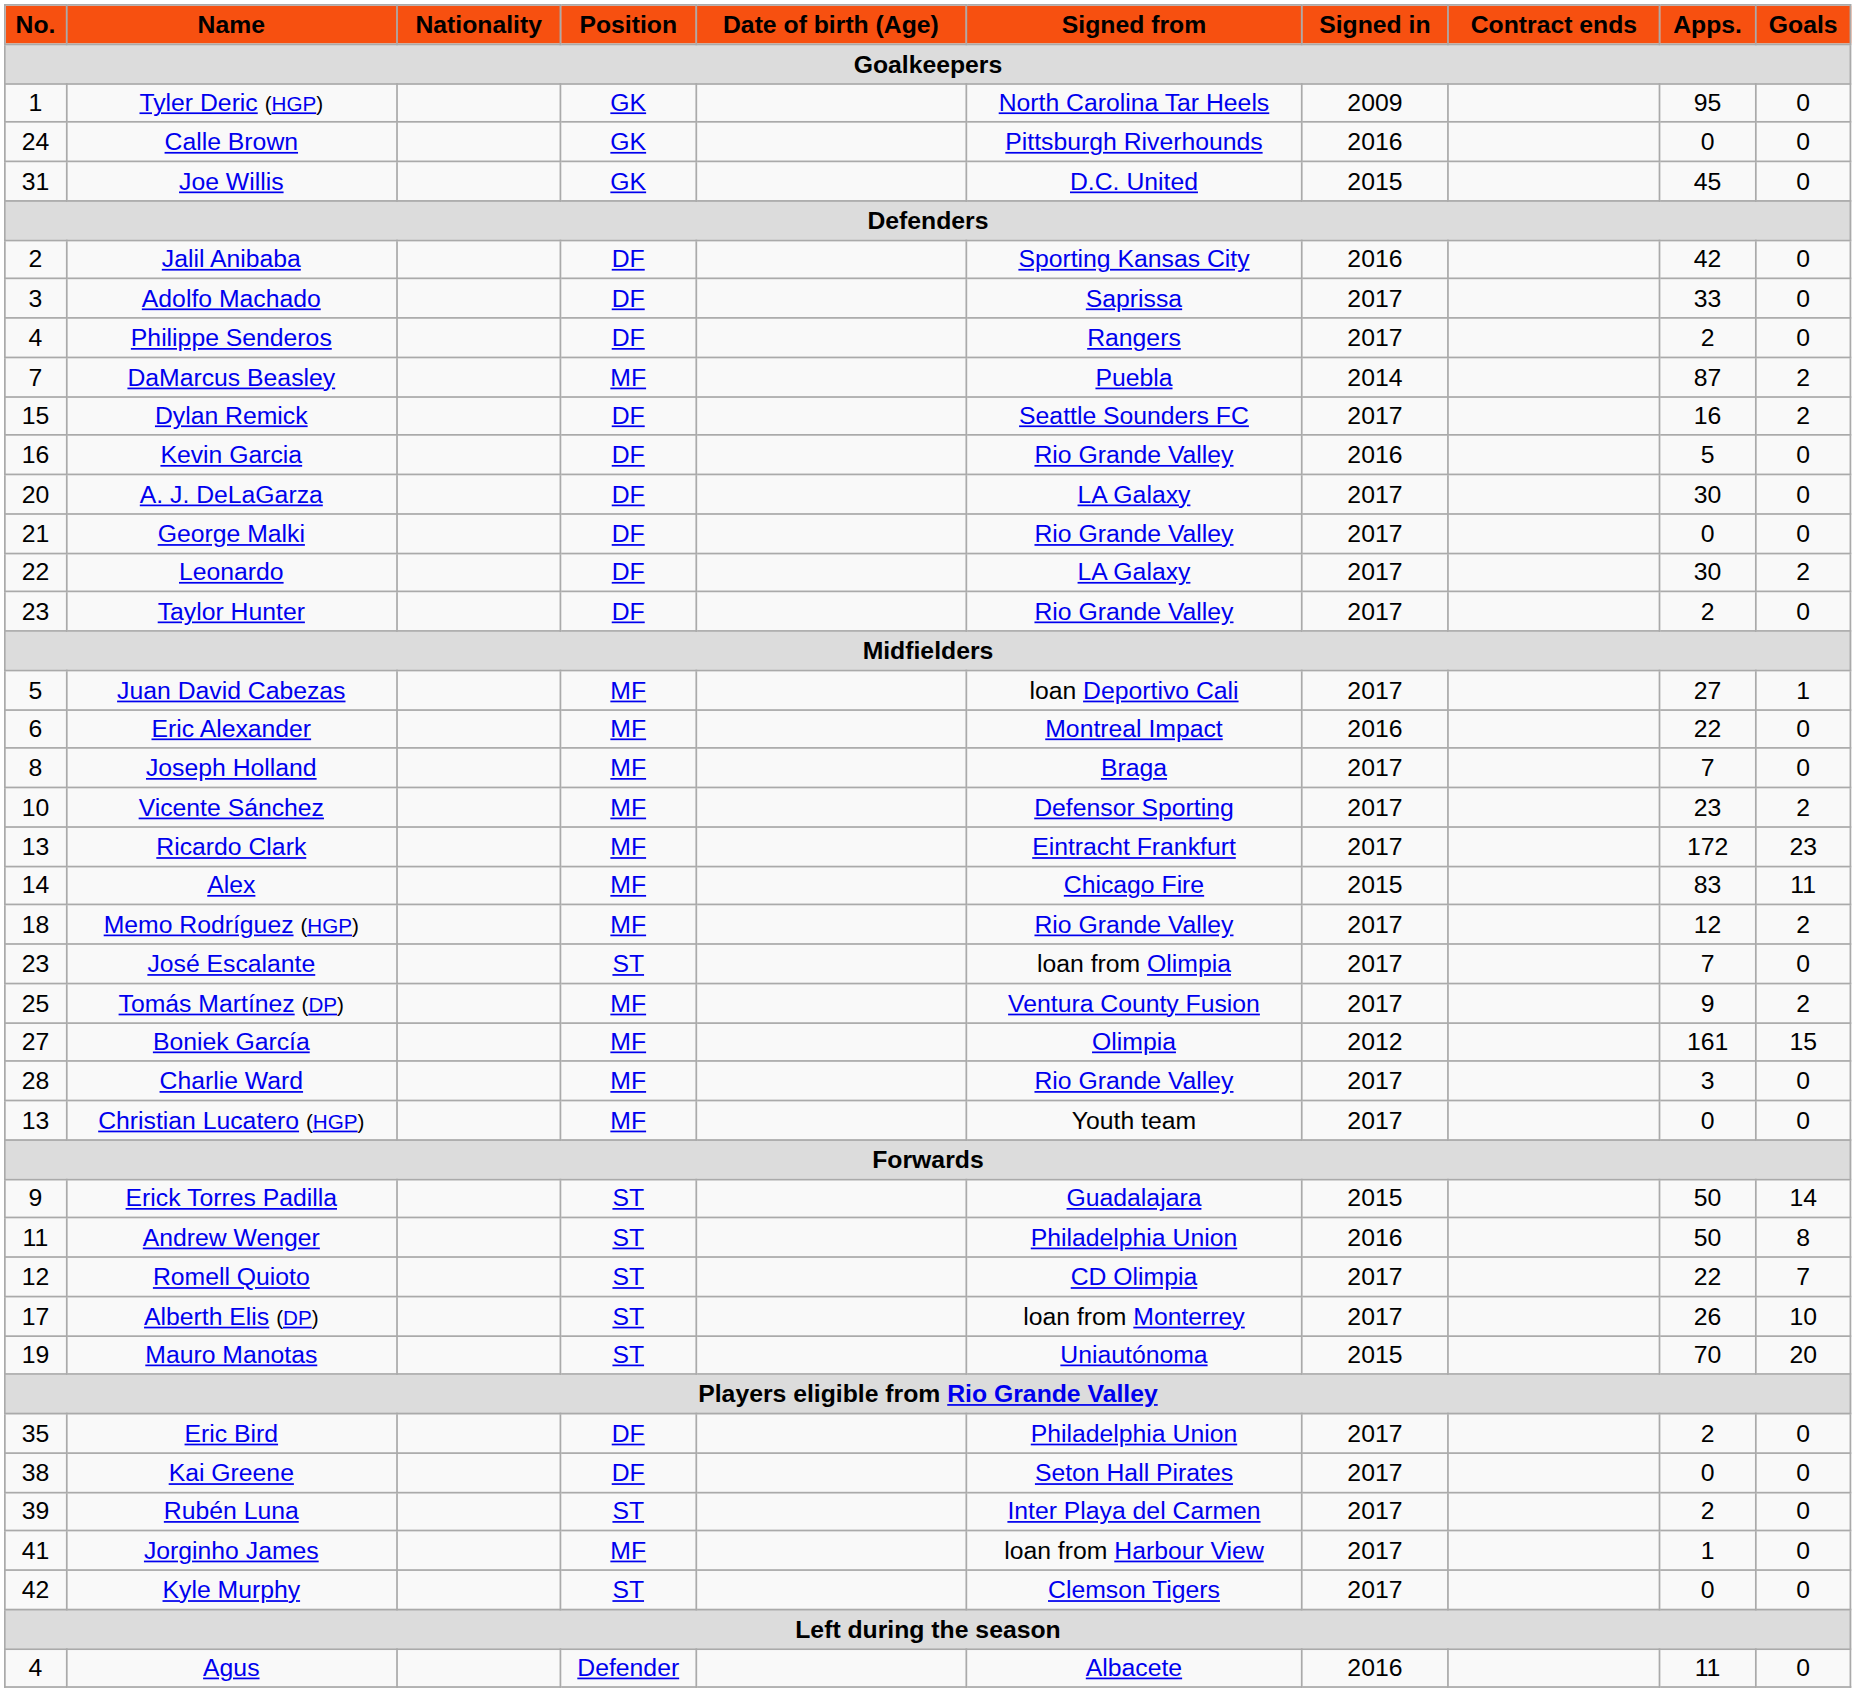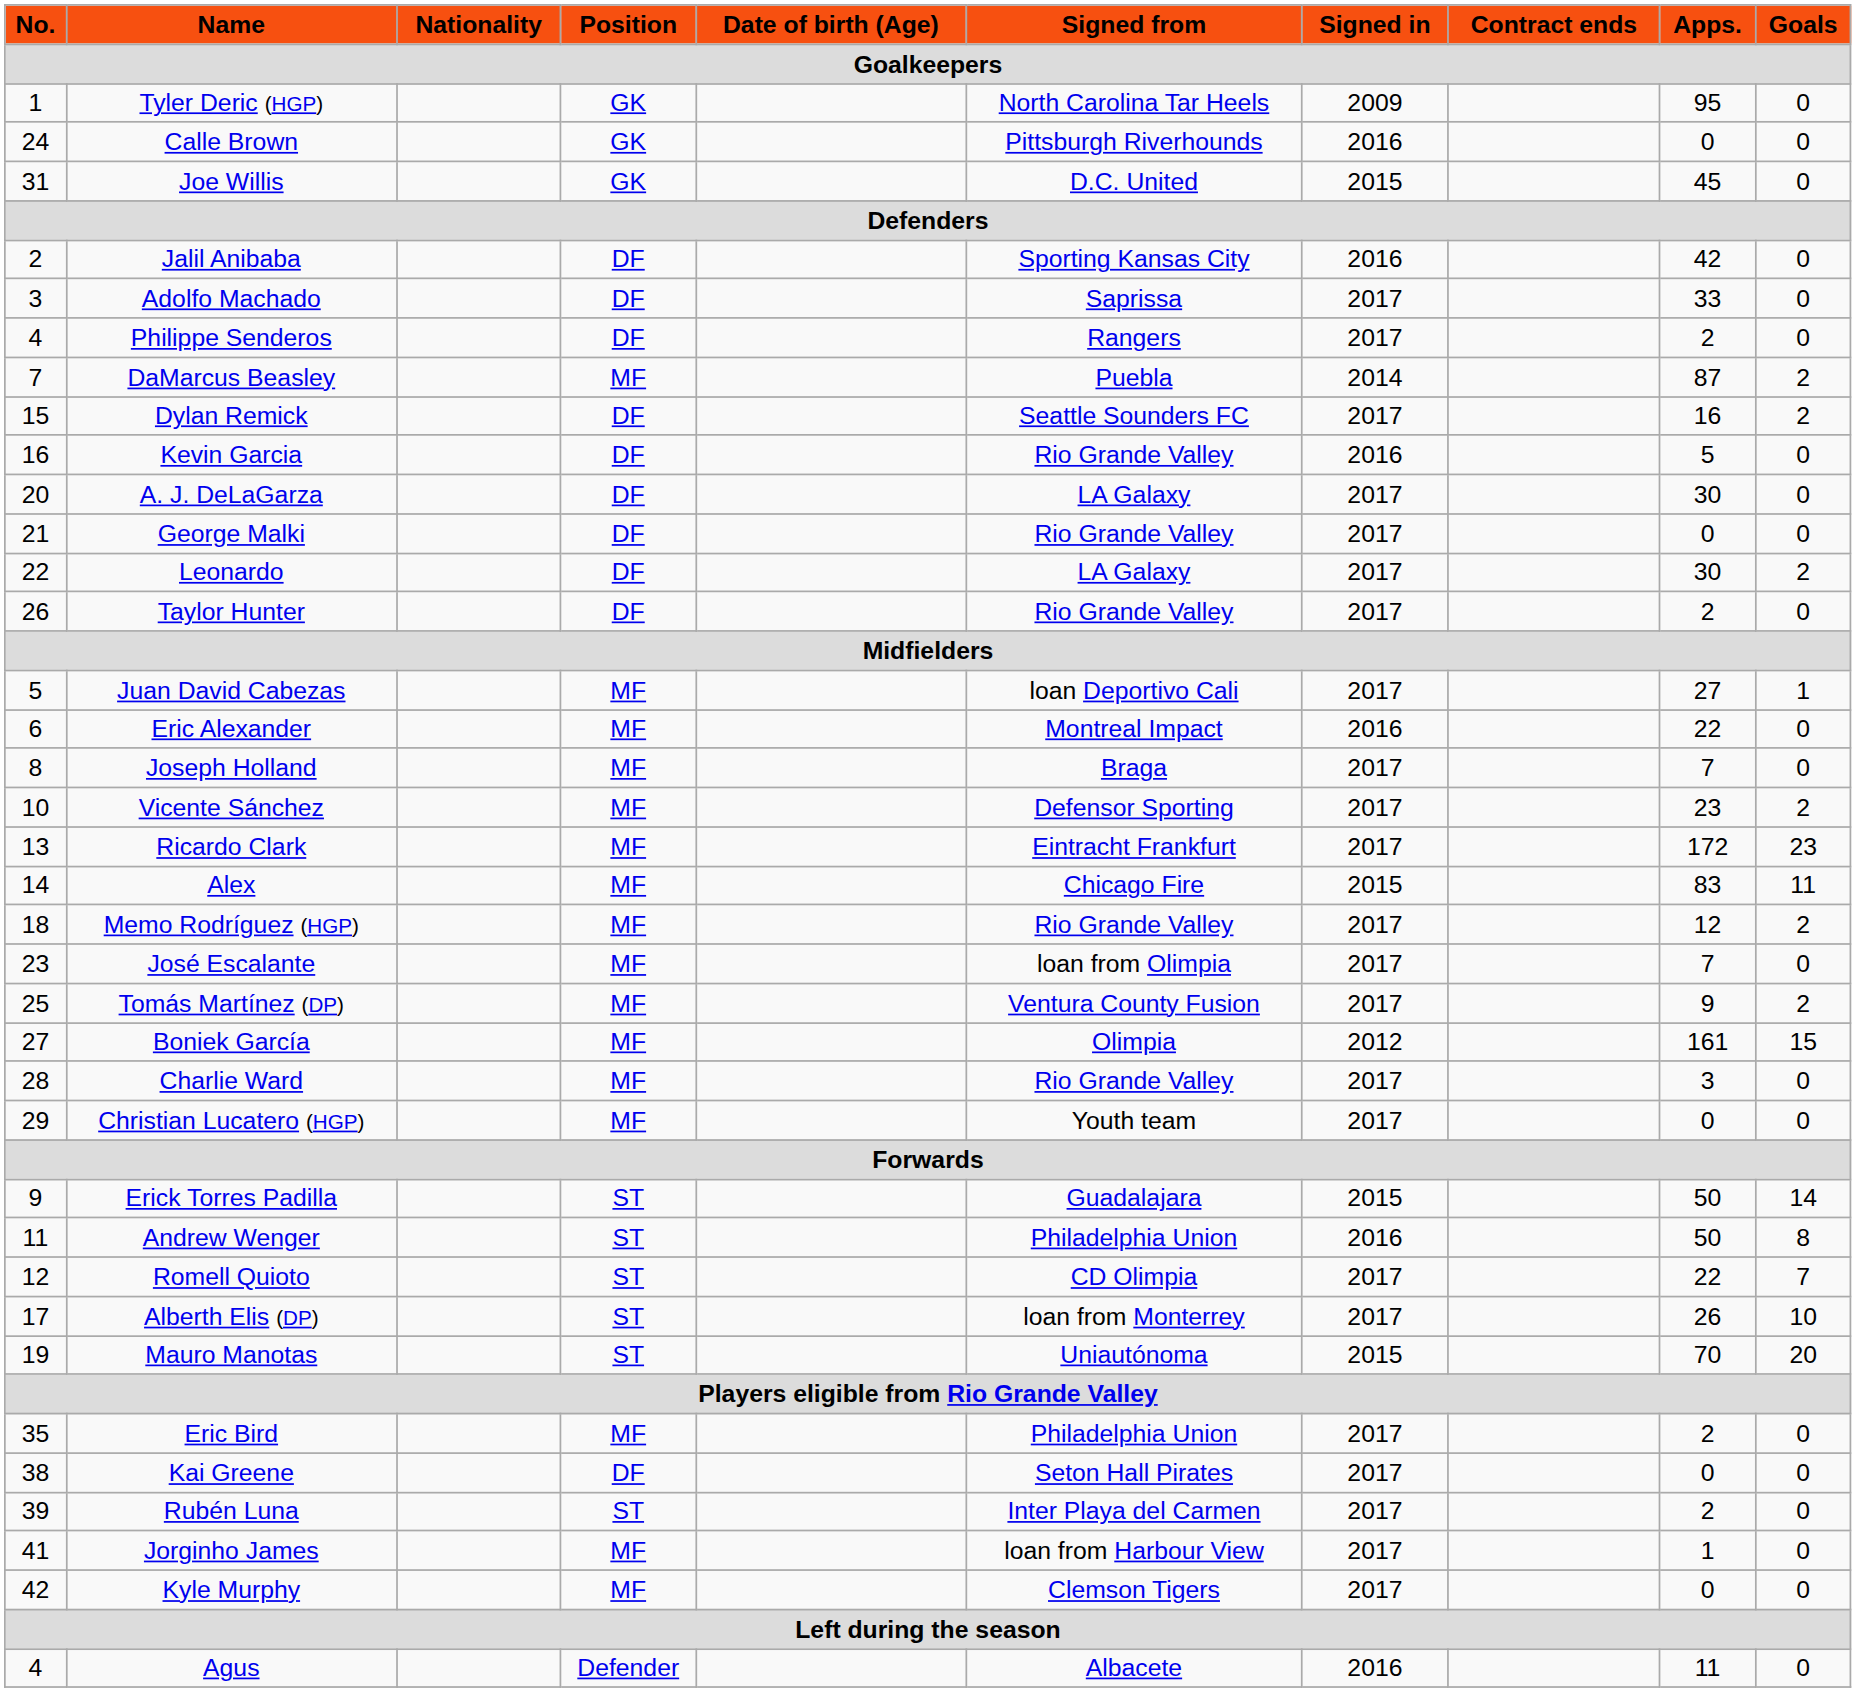(35, 612) 23 -> (35, 612) 26
(628, 964) ST -> (628, 964) MF
(35, 1120) 13 -> (35, 1120) 29
(628, 1433) DF -> (628, 1433) MF
(628, 1590) ST -> (628, 1590) MF
